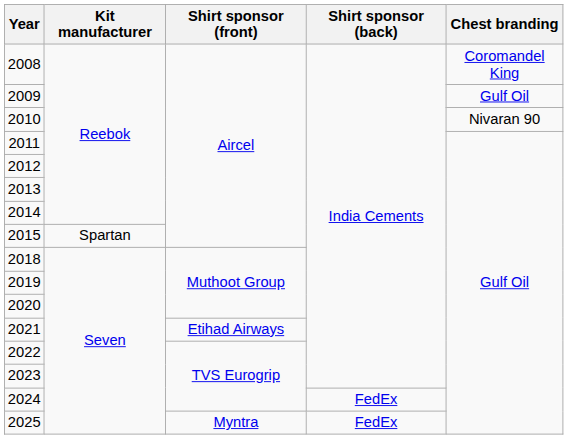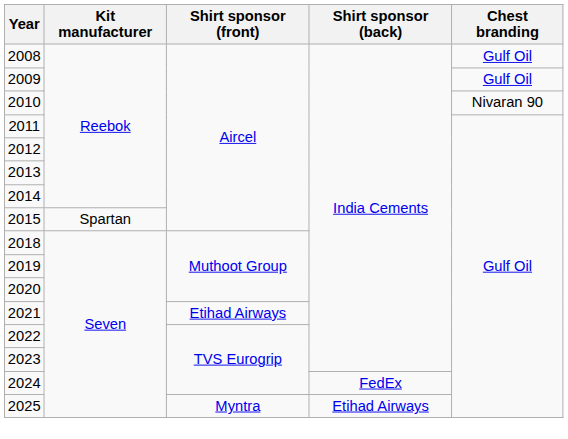(505, 64) Coromandel King -> (507, 56) Gulf Oil
(376, 422) FedEx -> (381, 406) Etihad Airways
